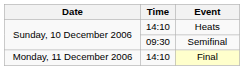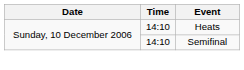(158, 42) 09:30 -> (158, 42) 14:10
- row: (207, 57)
